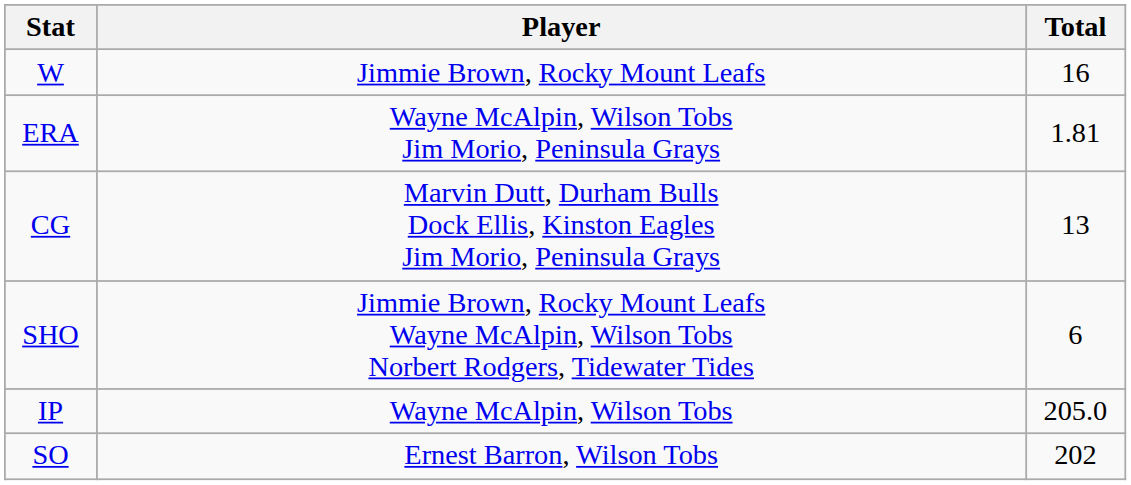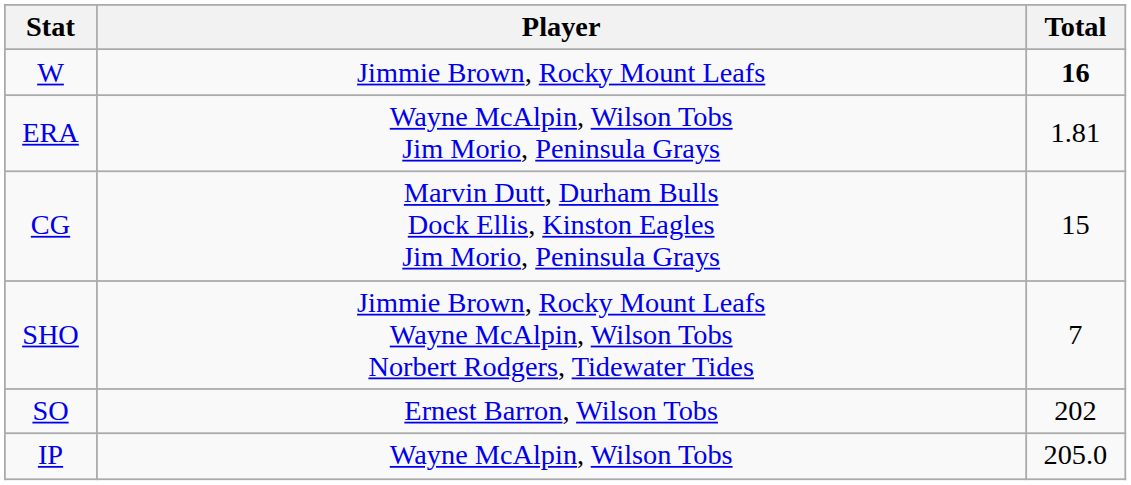(1075, 71) normal -> (1075, 71) bold
(1075, 225) 13 -> (1075, 225) 15
(1075, 334) 6 -> (1075, 334) 7
rows swapped: (51, 455) <-> (51, 410)
